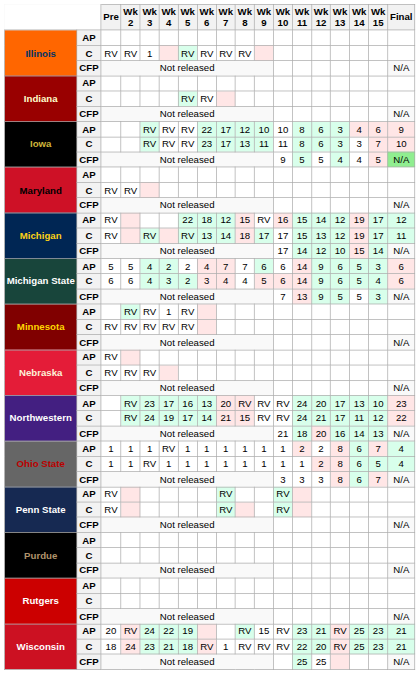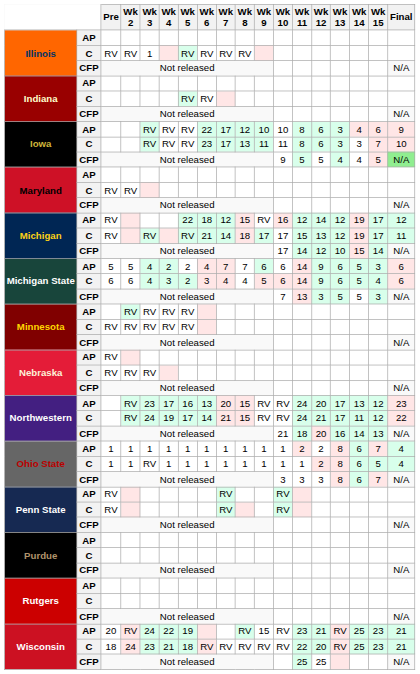(302, 220) 15 -> (302, 220) 12
(207, 235) 13 -> (207, 235) 21
(321, 296) 9 -> (321, 296) 3
(169, 311) 1 -> (169, 311) RV
(245, 403) RV -> (245, 403) 15
(378, 403) 10 -> (378, 403) 12
(169, 448) RV -> (169, 448) 1
(226, 646) 1 -> (226, 646) RV
